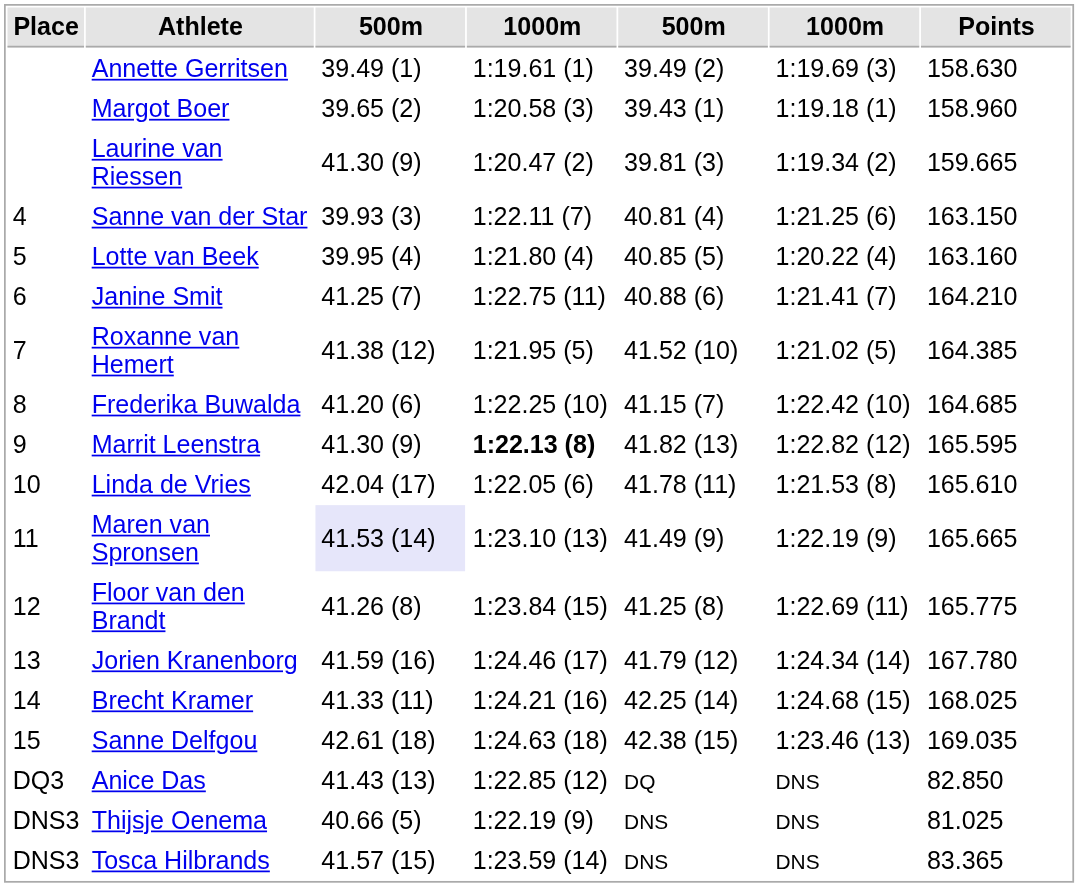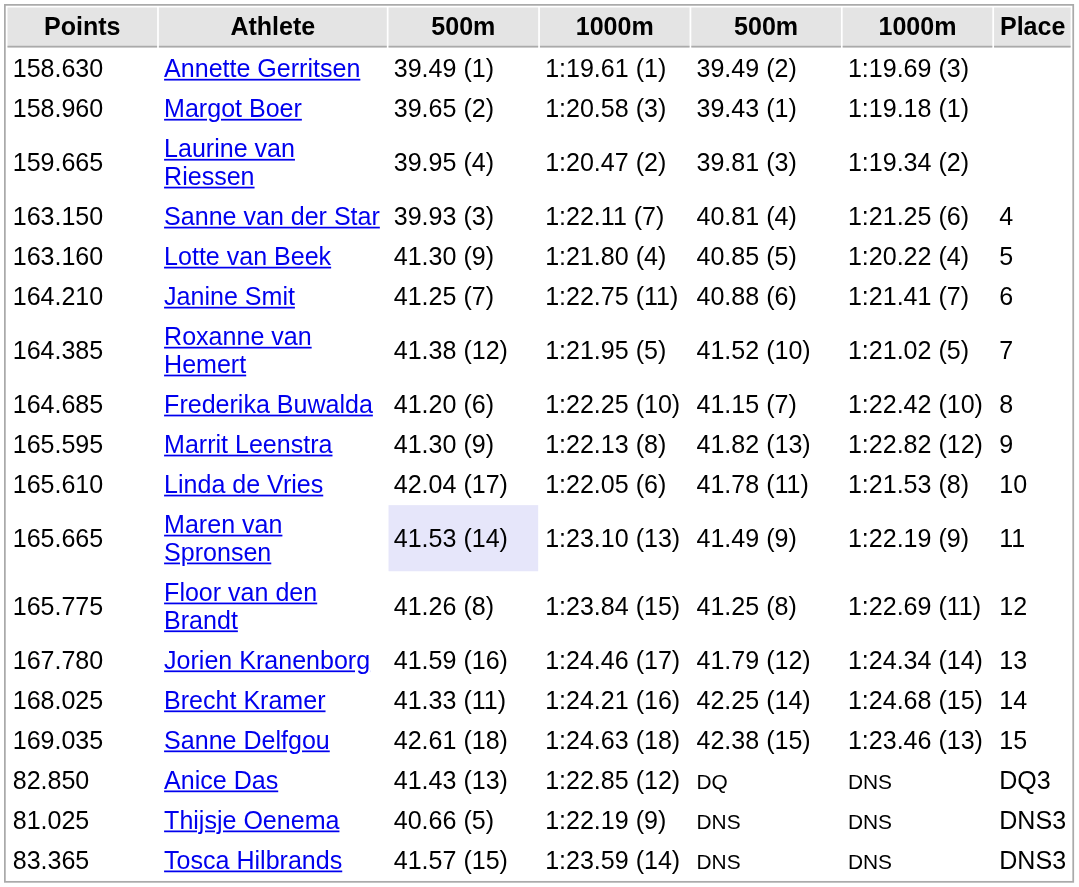columns swapped: (46, 27) <-> (996, 27)
(371, 162) 41.30 (9) -> (444, 162) 39.95 (4)
(371, 256) 39.95 (4) -> (444, 256) 41.30 (9)
(534, 444) bold -> (606, 444) normal
